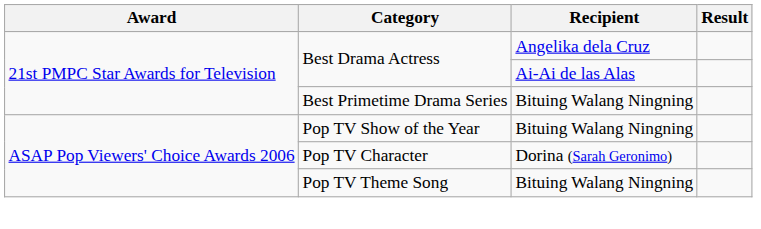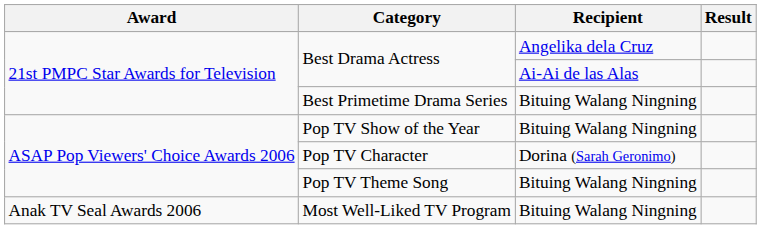+ row: (407, 210)
